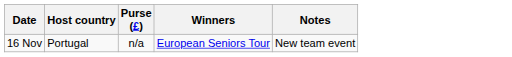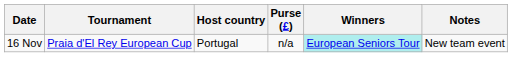+ column: (119, 20)
(213, 43) no background -> (363, 43) paleturquoise background
